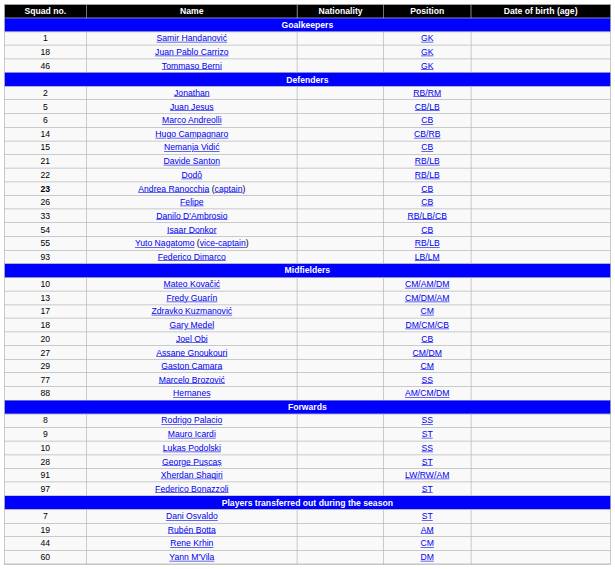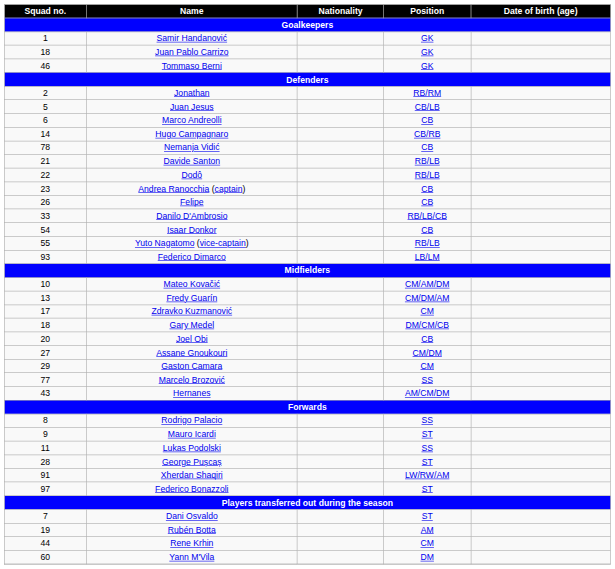(45, 148) 15 -> (45, 148) 78
(45, 189) bold -> (45, 189) normal
(45, 394) 88 -> (45, 394) 43
(45, 448) 10 -> (45, 448) 11
